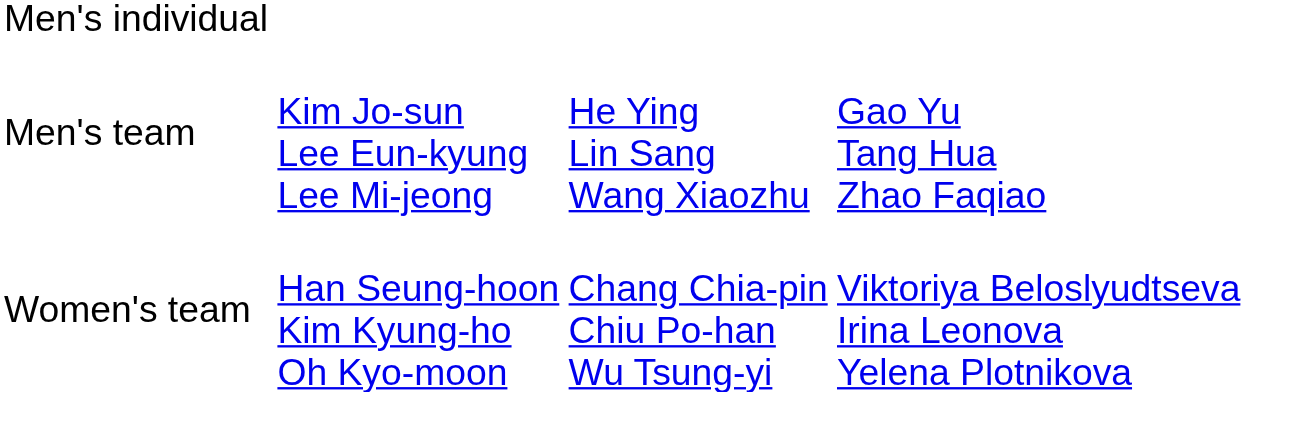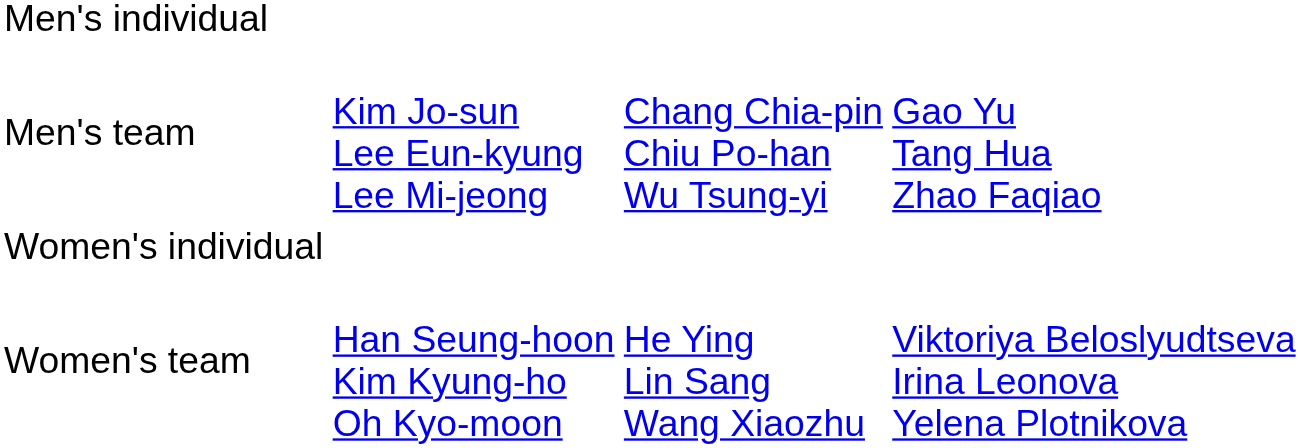(689, 153) He Ying Lin Sang Wang Xiaozhu -> (753, 153) Chang Chia-pin Chiu Po-han Wu Tsung-yi
+ row: (164, 246)
(698, 330) Chang Chia-pin Chiu Po-han Wu Tsung-yi -> (744, 381) He Ying Lin Sang Wang Xiaozhu
